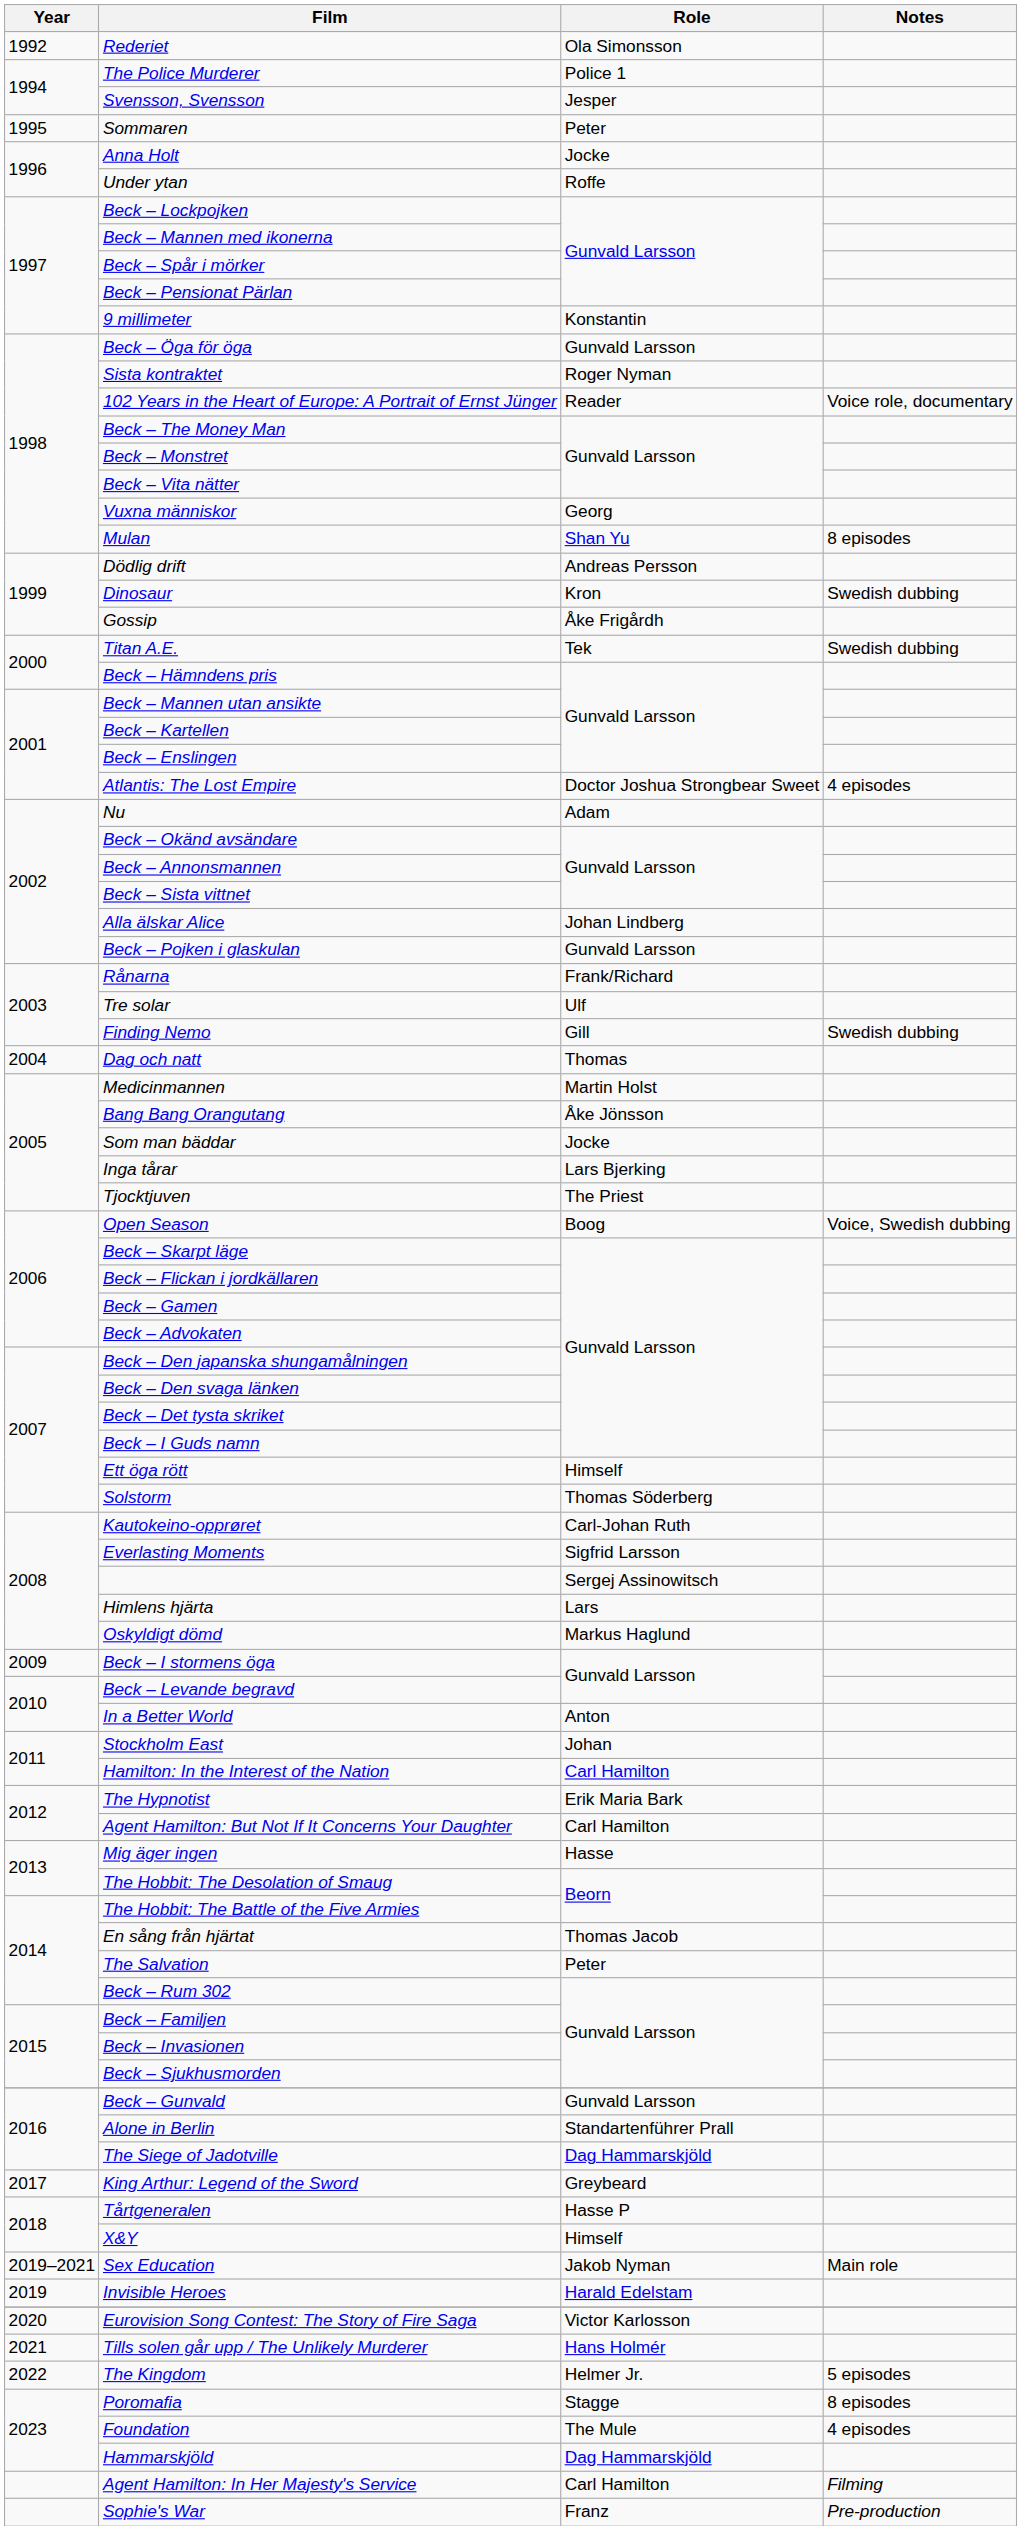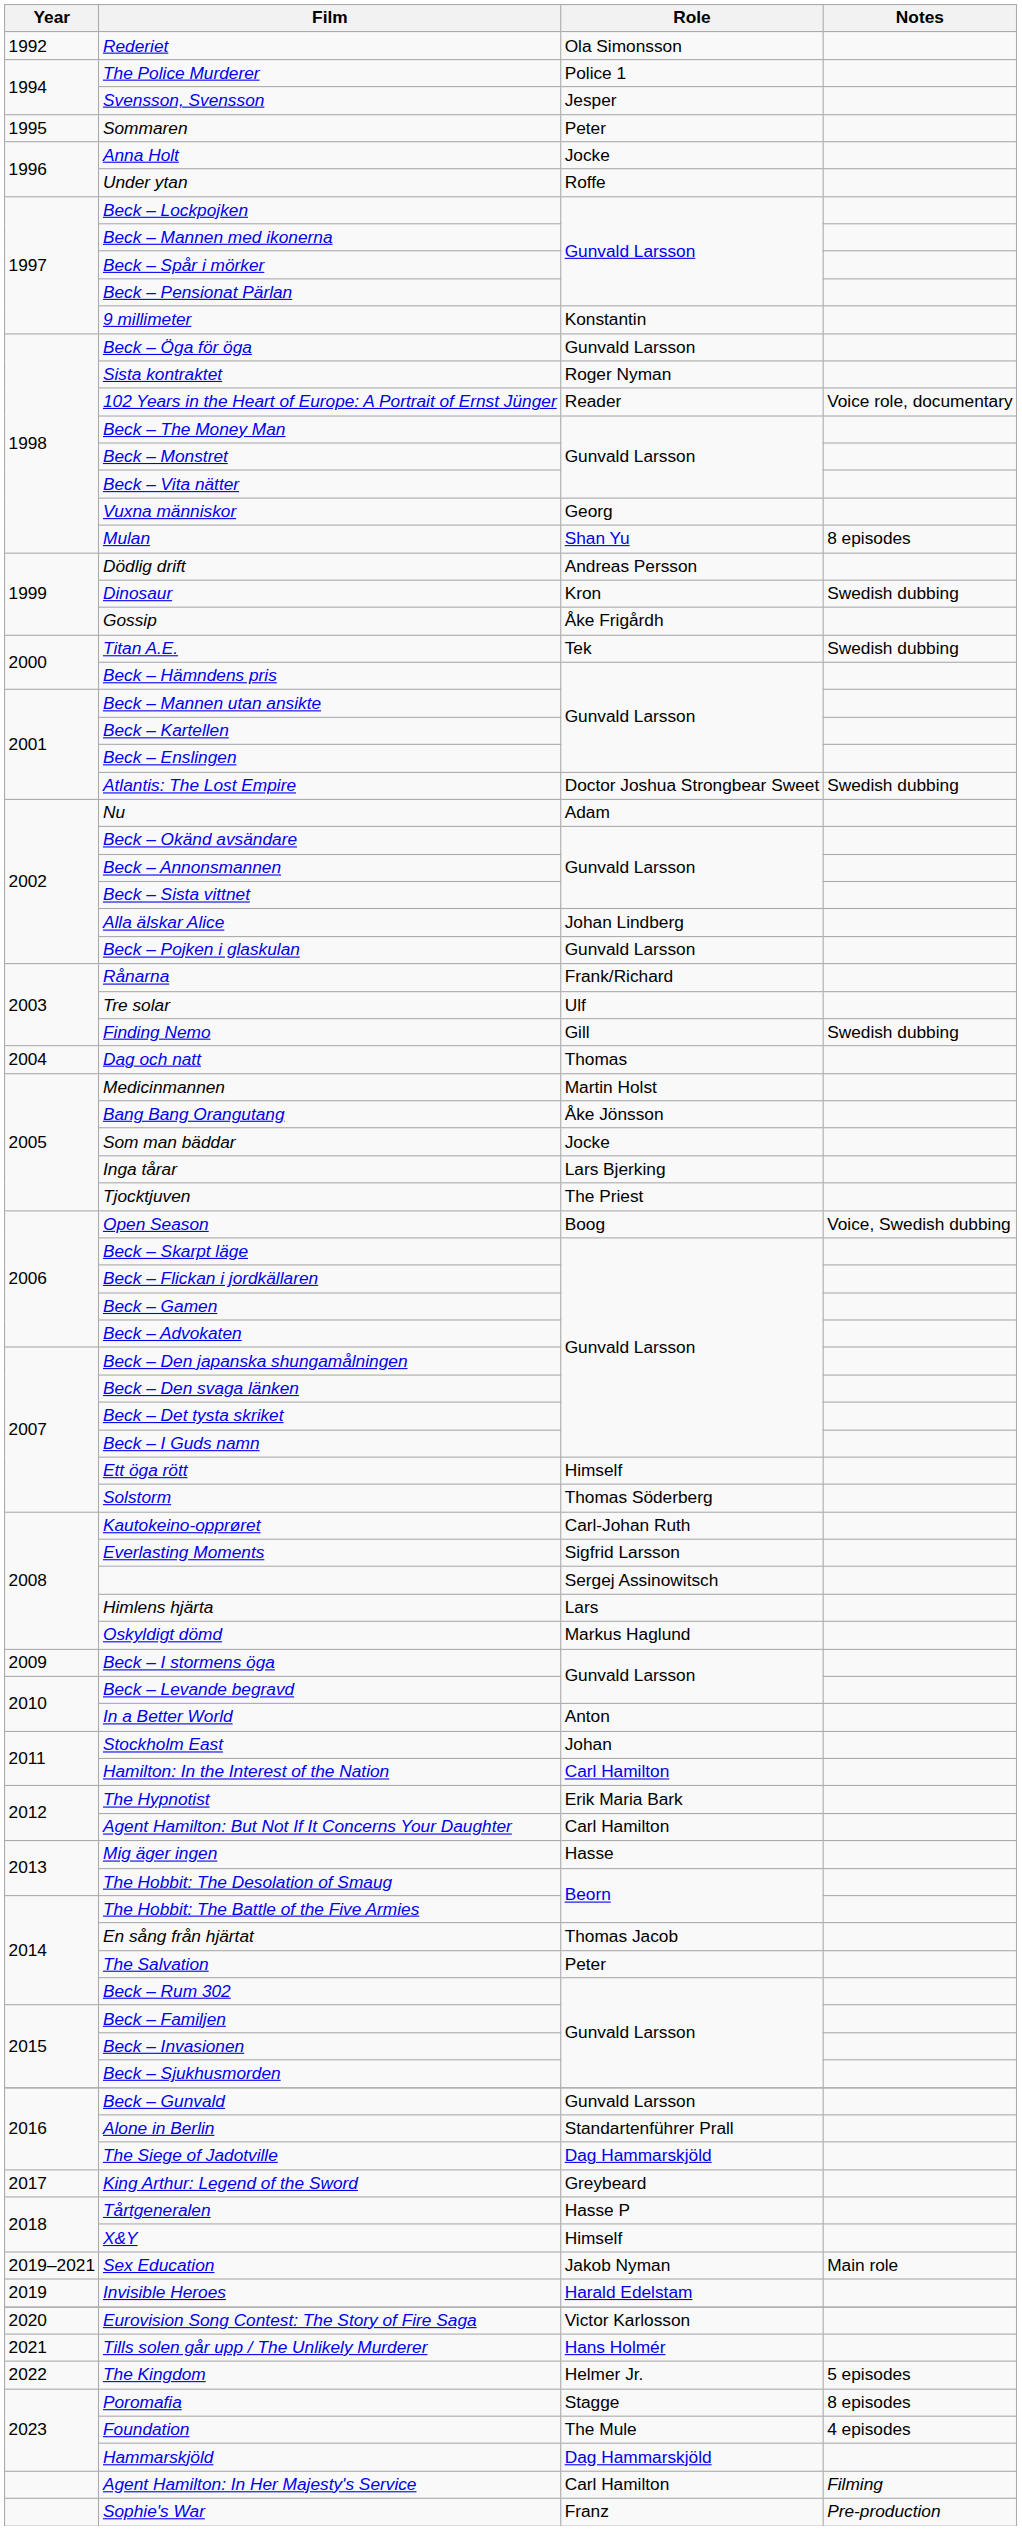(869, 785) 4 episodes -> (893, 785) Swedish dubbing
